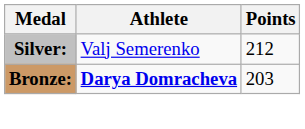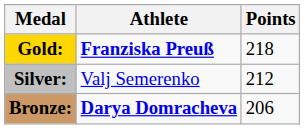+ row: (40, 49)
(260, 78) 203 -> (260, 108) 206
